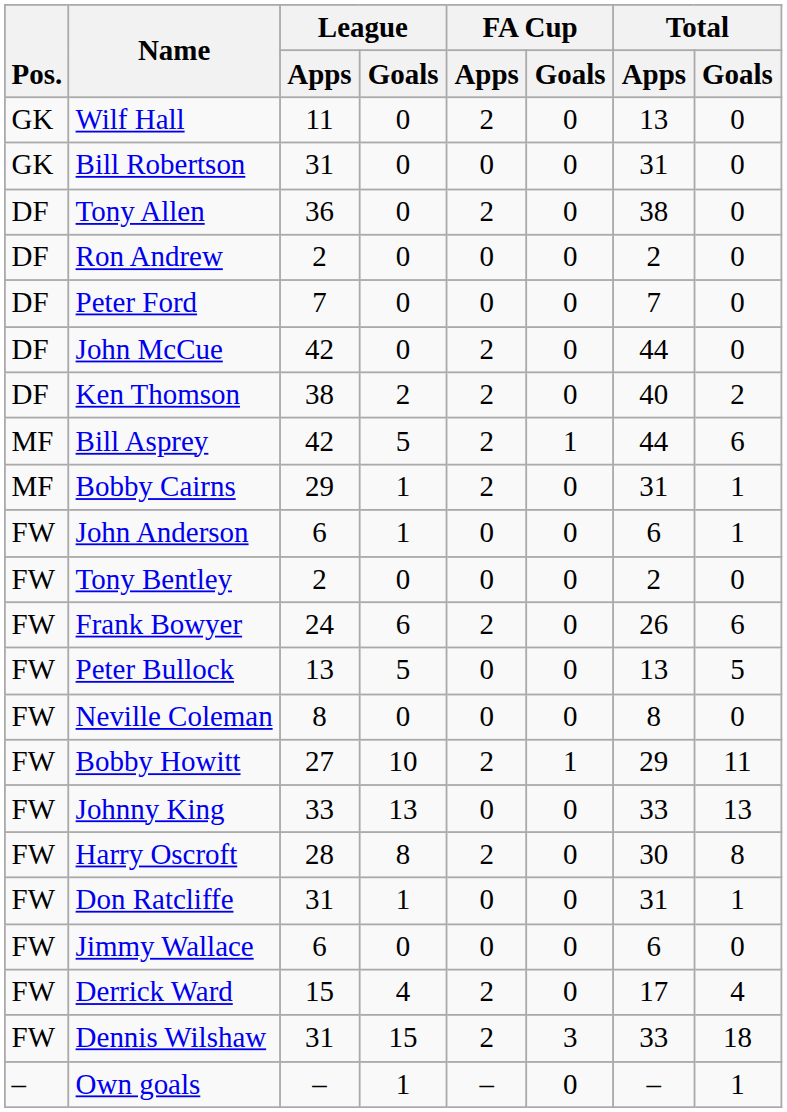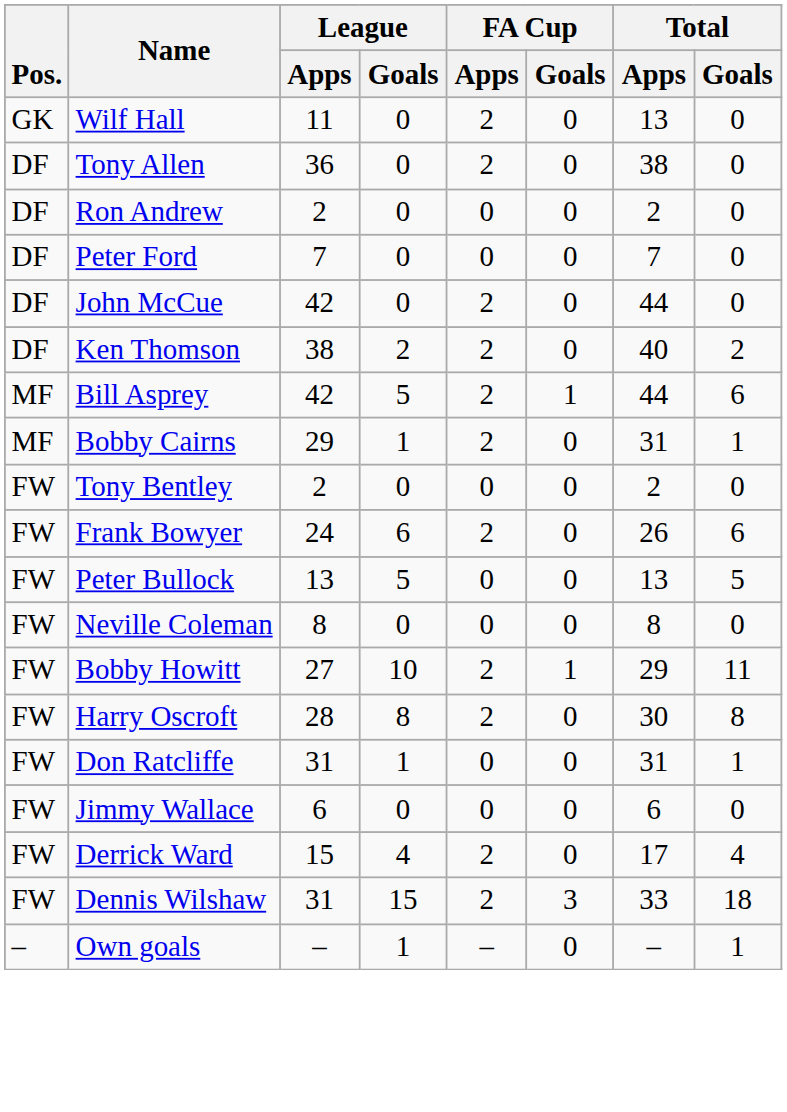- row: (160, 165)
- row: (162, 532)
- row: (150, 808)
